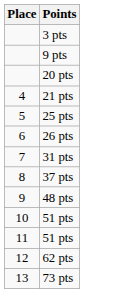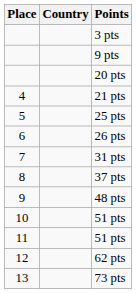+ column: (66, 14)
